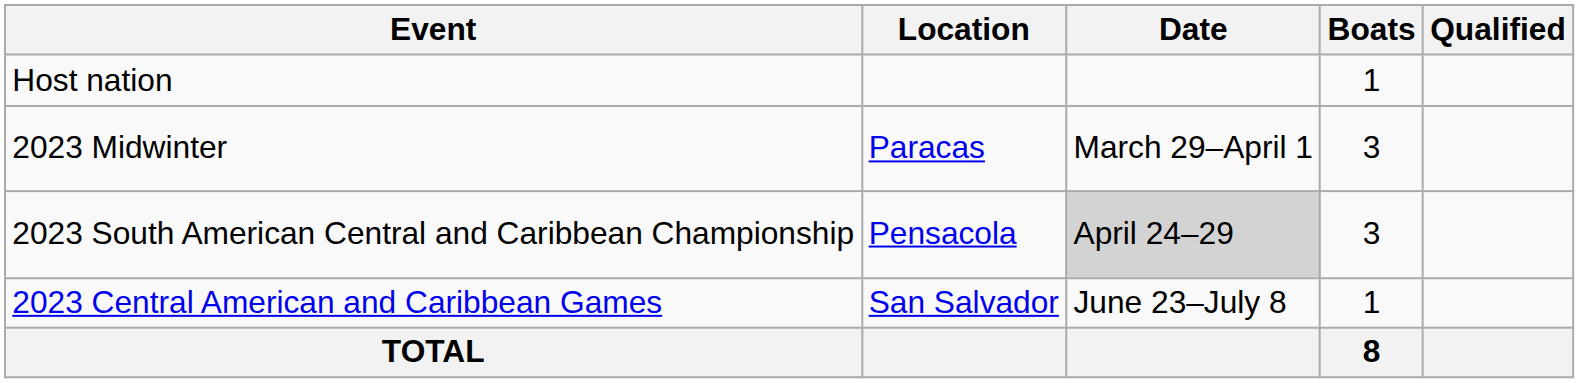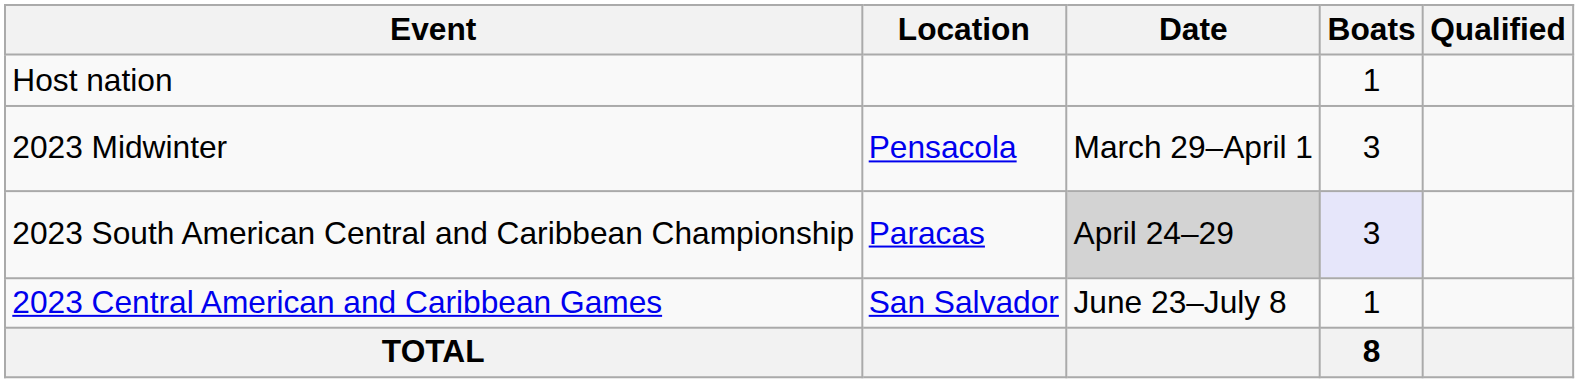(927, 147) Paracas -> (943, 147) Pensacola
(943, 233) Pensacola -> (927, 233) Paracas
(1372, 233) no background -> (1372, 233) lavender background
